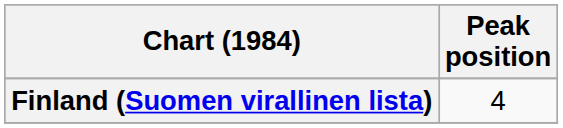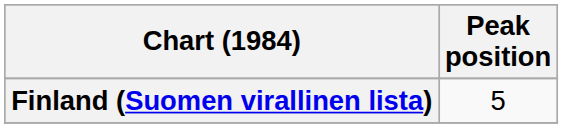(498, 100) 4 -> (498, 100) 5
